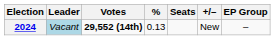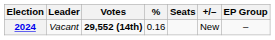(64, 27) lightblue background -> (64, 27) no background
(156, 27) 0.13 -> (156, 27) 0.16
